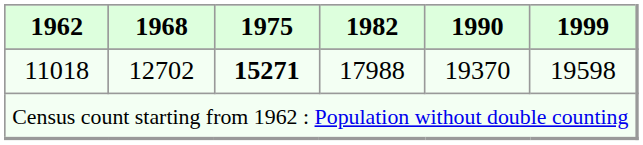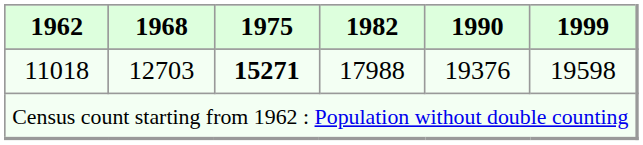(162, 70) 12702 -> (162, 70) 12703
(477, 70) 19370 -> (477, 70) 19376
